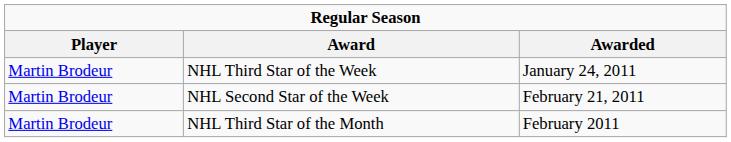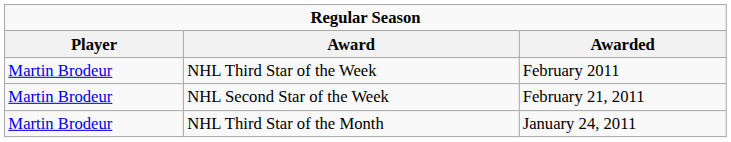(579, 70) January 24, 2011 -> (571, 70) February 2011
(571, 123) February 2011 -> (579, 123) January 24, 2011
